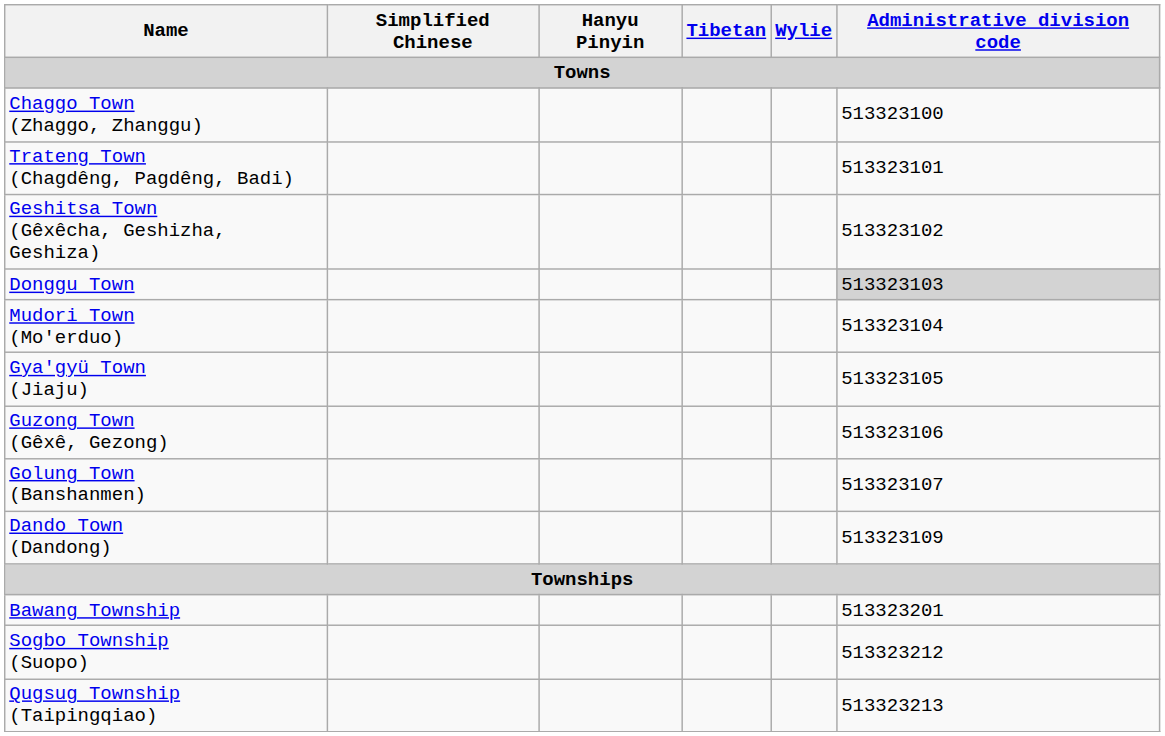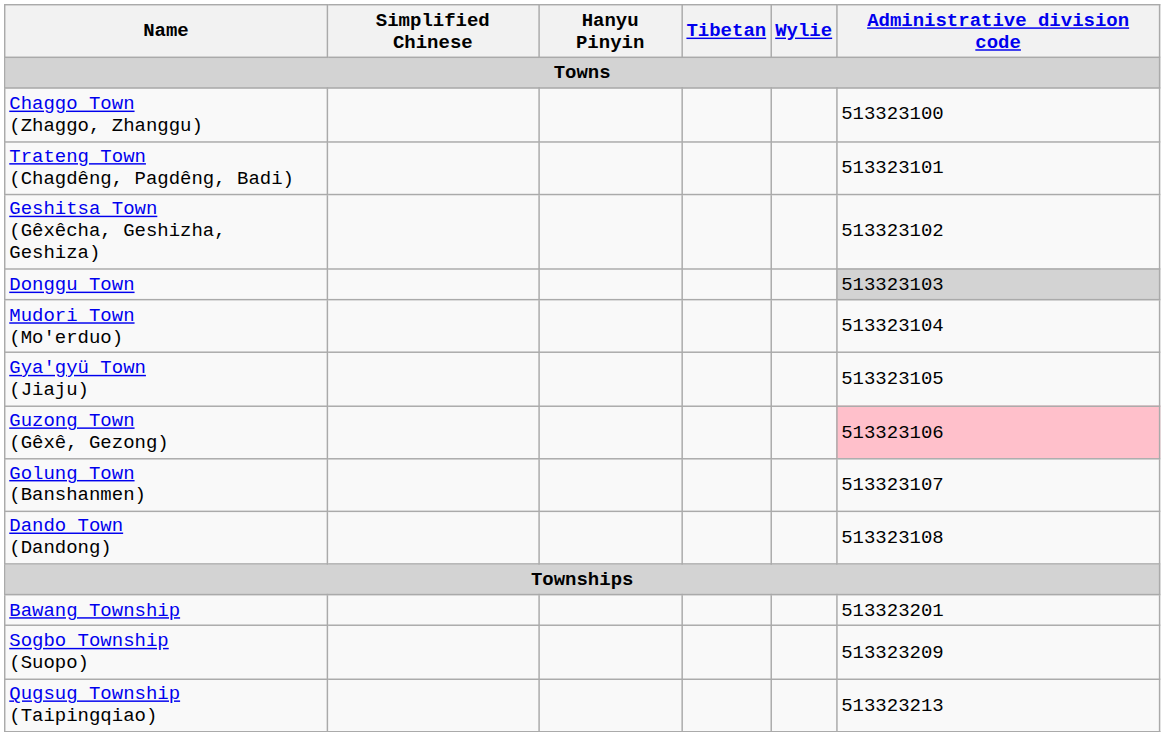(892, 432) no background -> (892, 432) pink background
(892, 538) 513323109 -> (892, 538) 513323108
(892, 652) 513323212 -> (892, 652) 513323209
